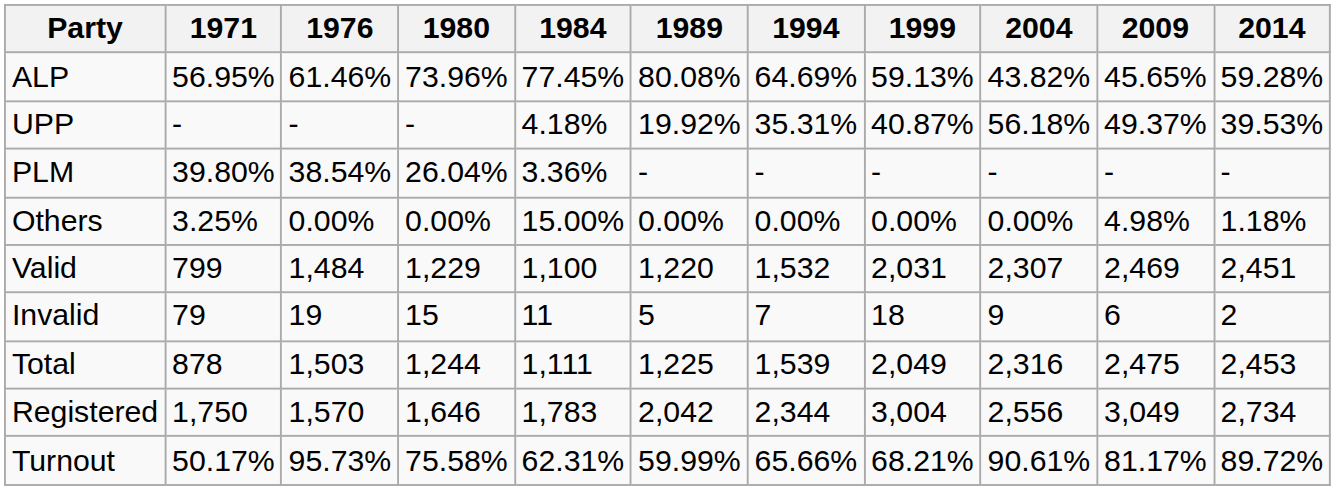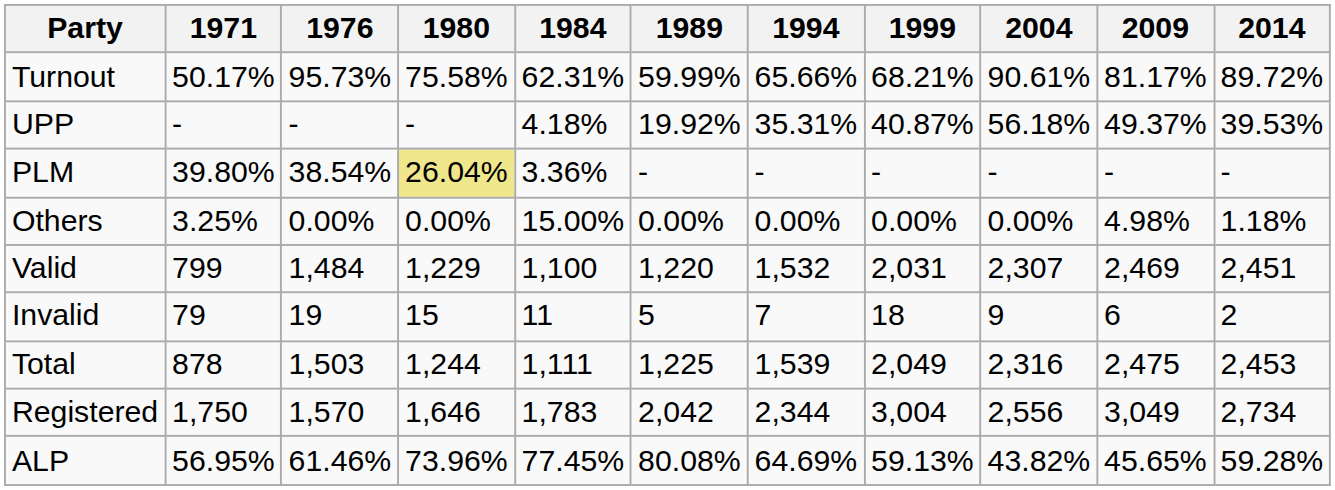rows swapped: (41, 76) <-> (63, 460)
(456, 172) no background -> (456, 172) khaki background
